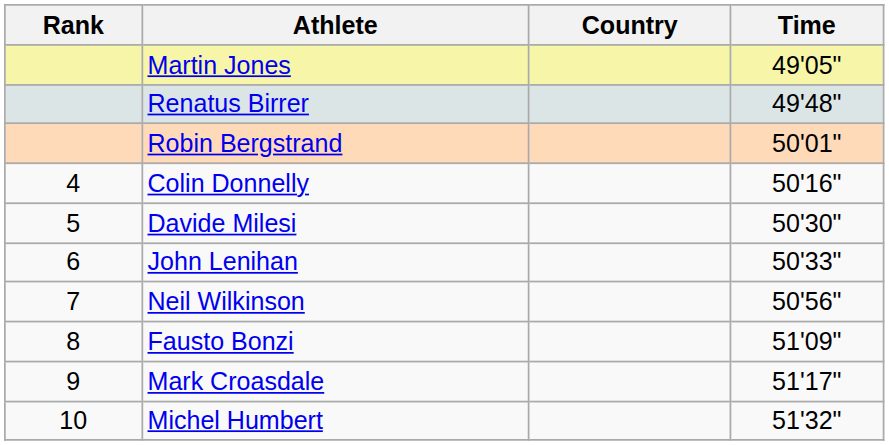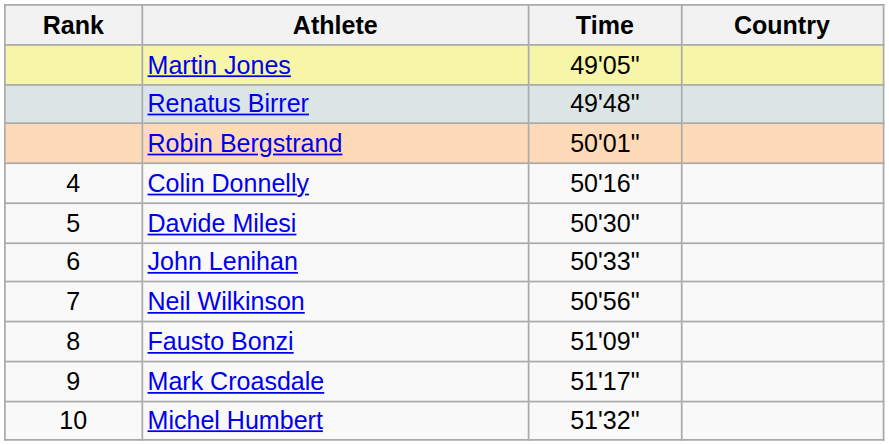columns swapped: (630, 25) <-> (807, 25)
